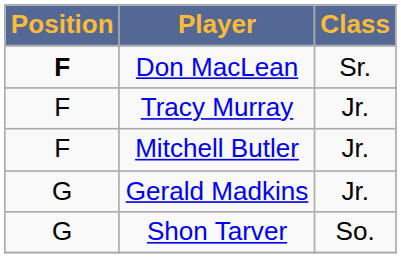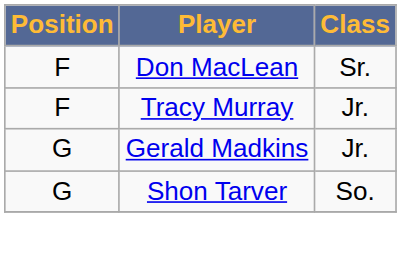(62, 66) bold -> (62, 66) normal
- row: (217, 149)
